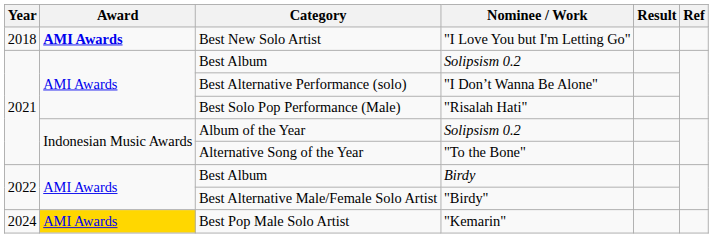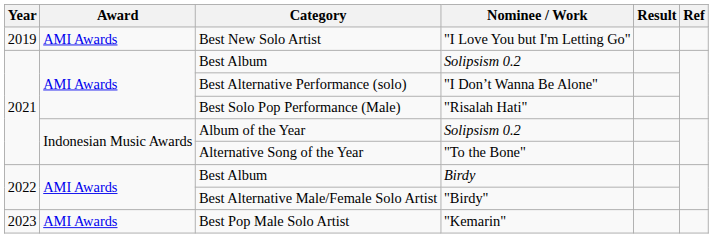(22, 38) 2018 -> (22, 38) 2019
(83, 38) bold -> (80, 38) normal
(22, 221) 2024 -> (22, 221) 2023
(80, 221) gold background -> (80, 221) no background
